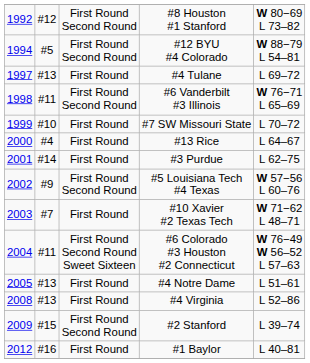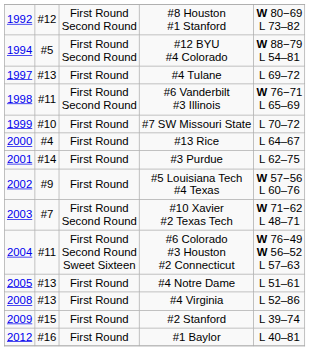(99, 184) First Round Second Round -> (99, 184) First Round
(99, 215) First Round -> (99, 215) First Round Second Round
(99, 325) First Round Second Round -> (99, 319) First Round
